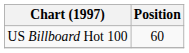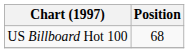(157, 36) 60 -> (157, 36) 68
